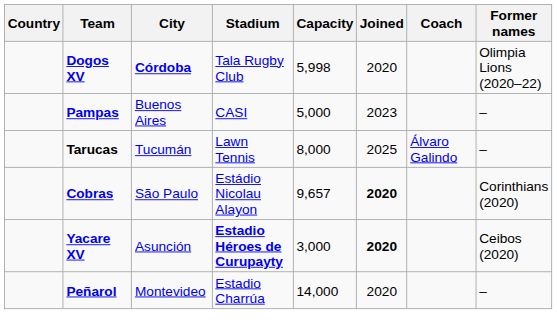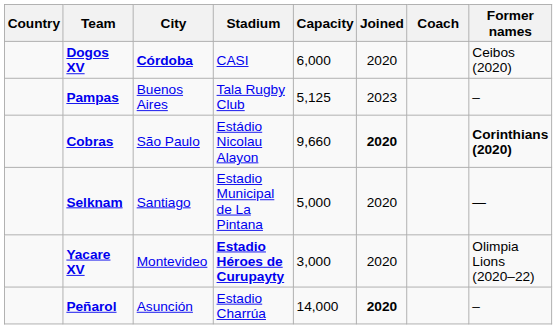(250, 68) Tala Rugby Club -> (233, 60) CASI
(314, 68) 5,998 -> (314, 60) 6,000
(510, 68) Olimpia Lions (2020–22) -> (494, 60) Ceibos (2020)
(231, 112) CASI -> (251, 97) Tala Rugby Club
(314, 112) 5,000 -> (314, 97) 5,125
- row: (92, 149)
(314, 194) 9,657 -> (314, 142) 9,660
(514, 194) normal -> (510, 142) bold
+ row: (94, 202)
(163, 246) Asunción -> (172, 261) Montevideo
(382, 246) bold -> (382, 261) normal
(500, 246) Ceibos (2020) -> (504, 261) Olimpia Lions (2020–22)
(170, 291) Montevideo -> (165, 306) Asunción
(382, 291) normal -> (382, 306) bold
